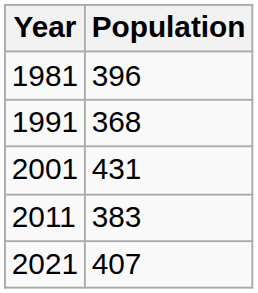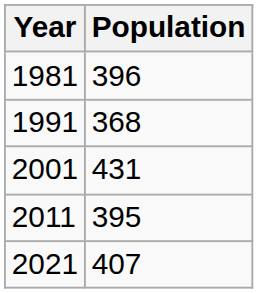(117, 216) 383 -> (117, 216) 395
